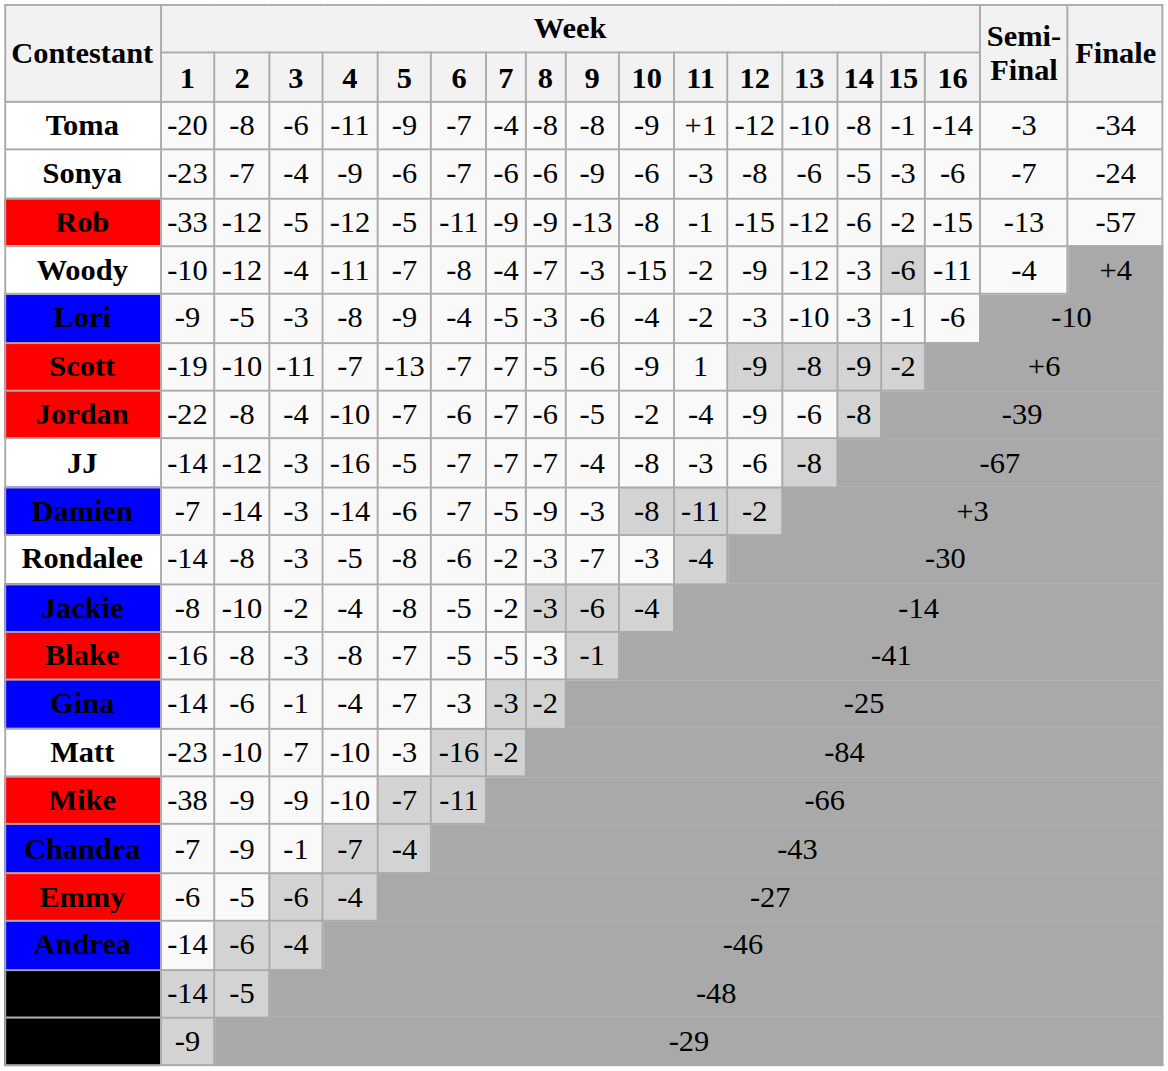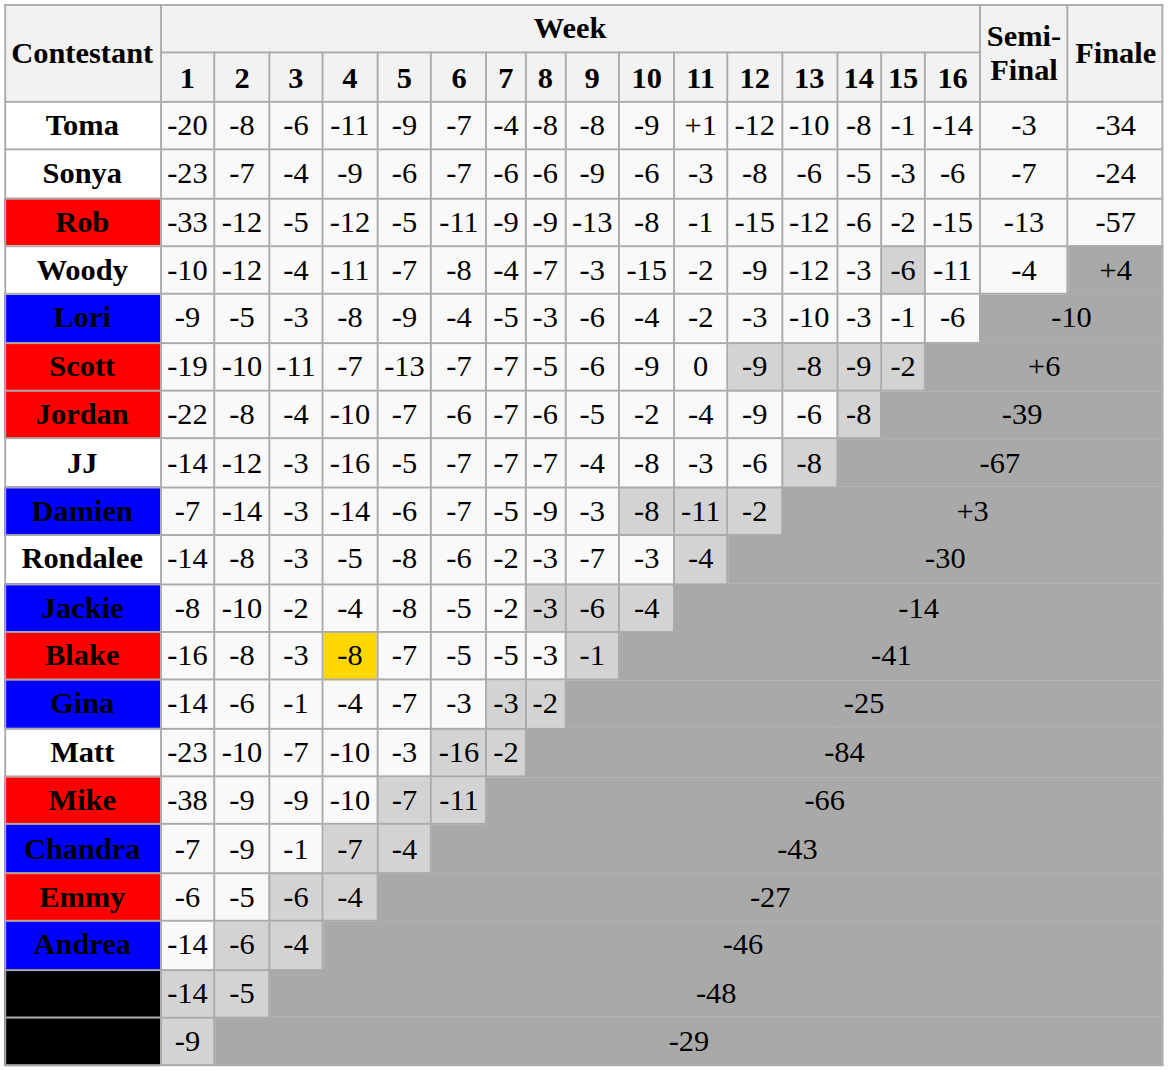(701, 366) 1 -> (701, 366) 0
(350, 655) no background -> (350, 655) gold background
